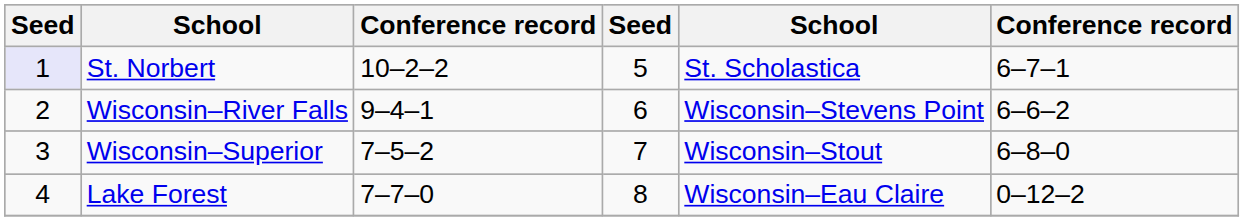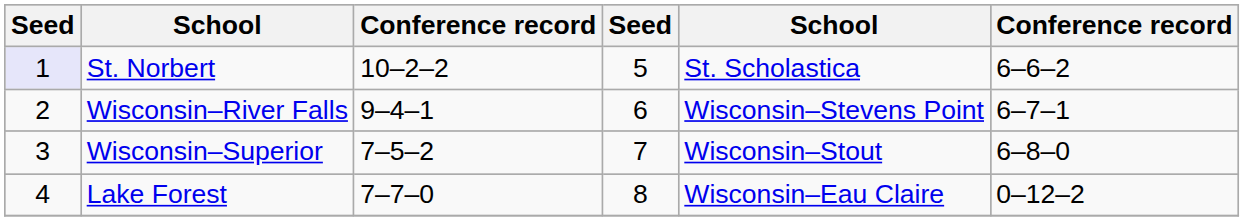(1033, 67) 6–7–1 -> (1033, 67) 6–6–2
(1033, 109) 6–6–2 -> (1033, 109) 6–7–1
